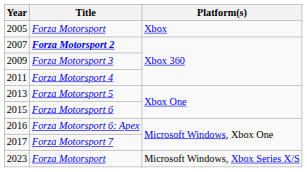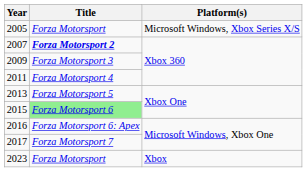(156, 28) Xbox -> (222, 28) Microsoft Windows, Xbox Series X/S
(73, 110) no background -> (73, 110) lightgreen background
(222, 158) Microsoft Windows, Xbox Series X/S -> (156, 158) Xbox
